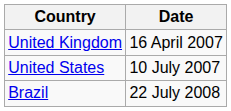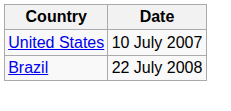- row: (65, 42)
